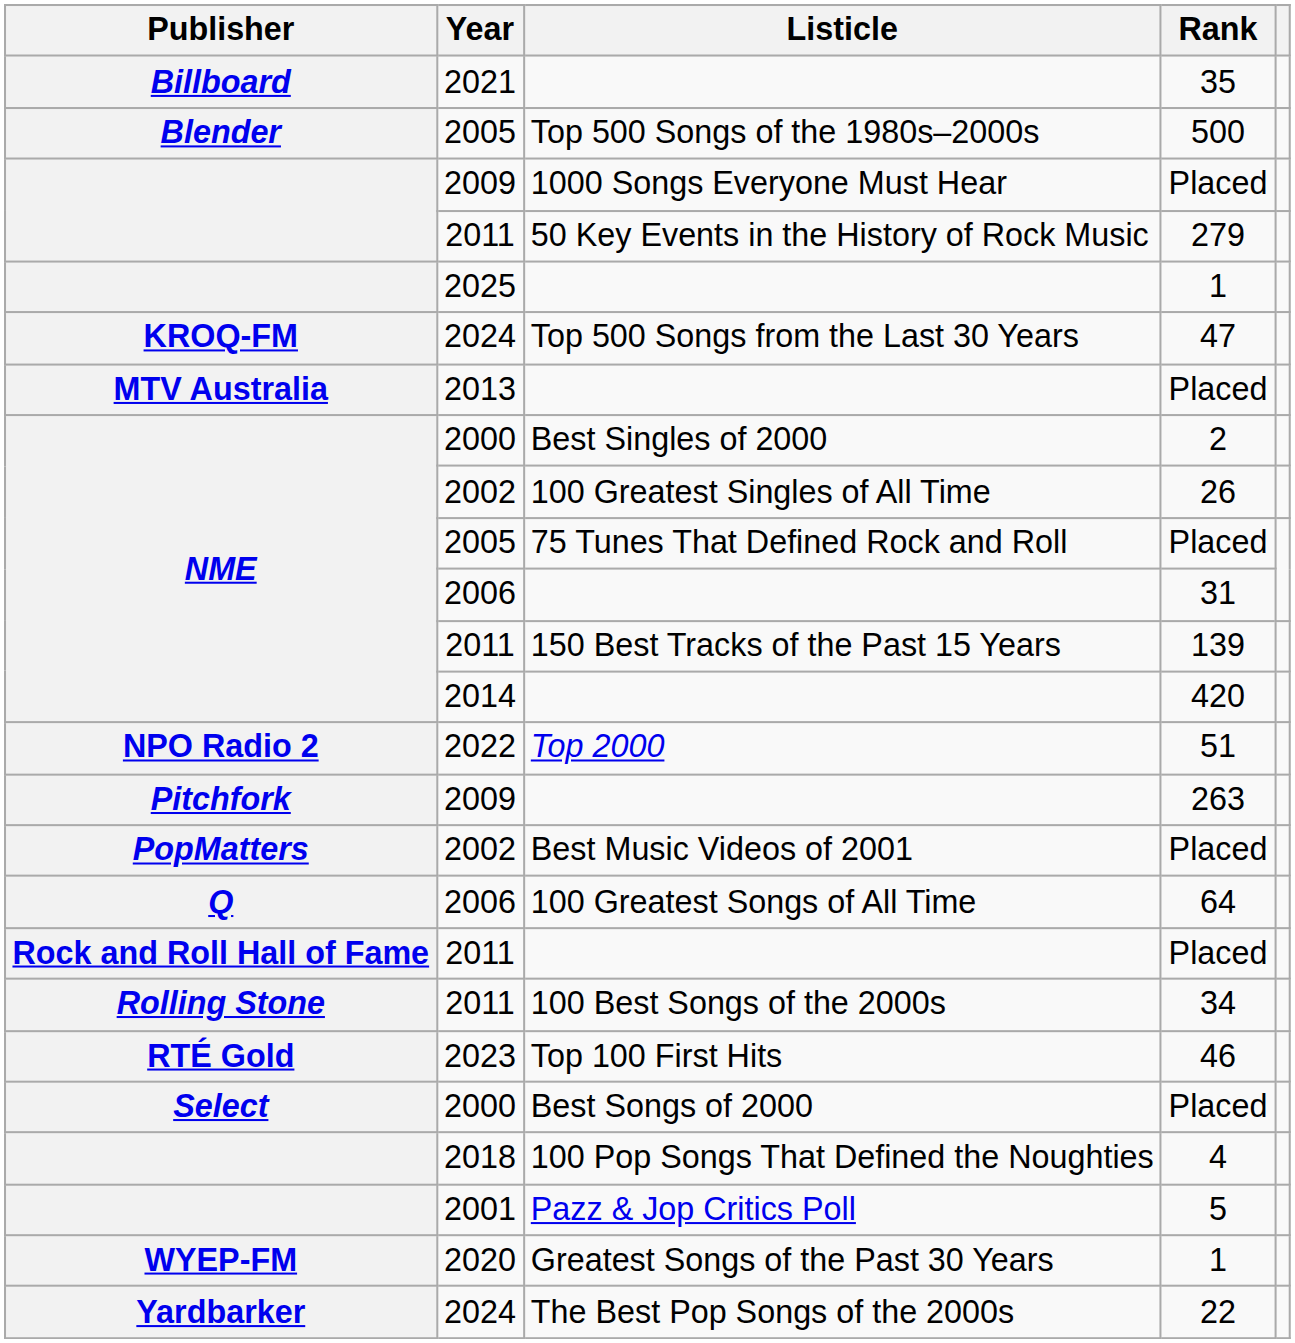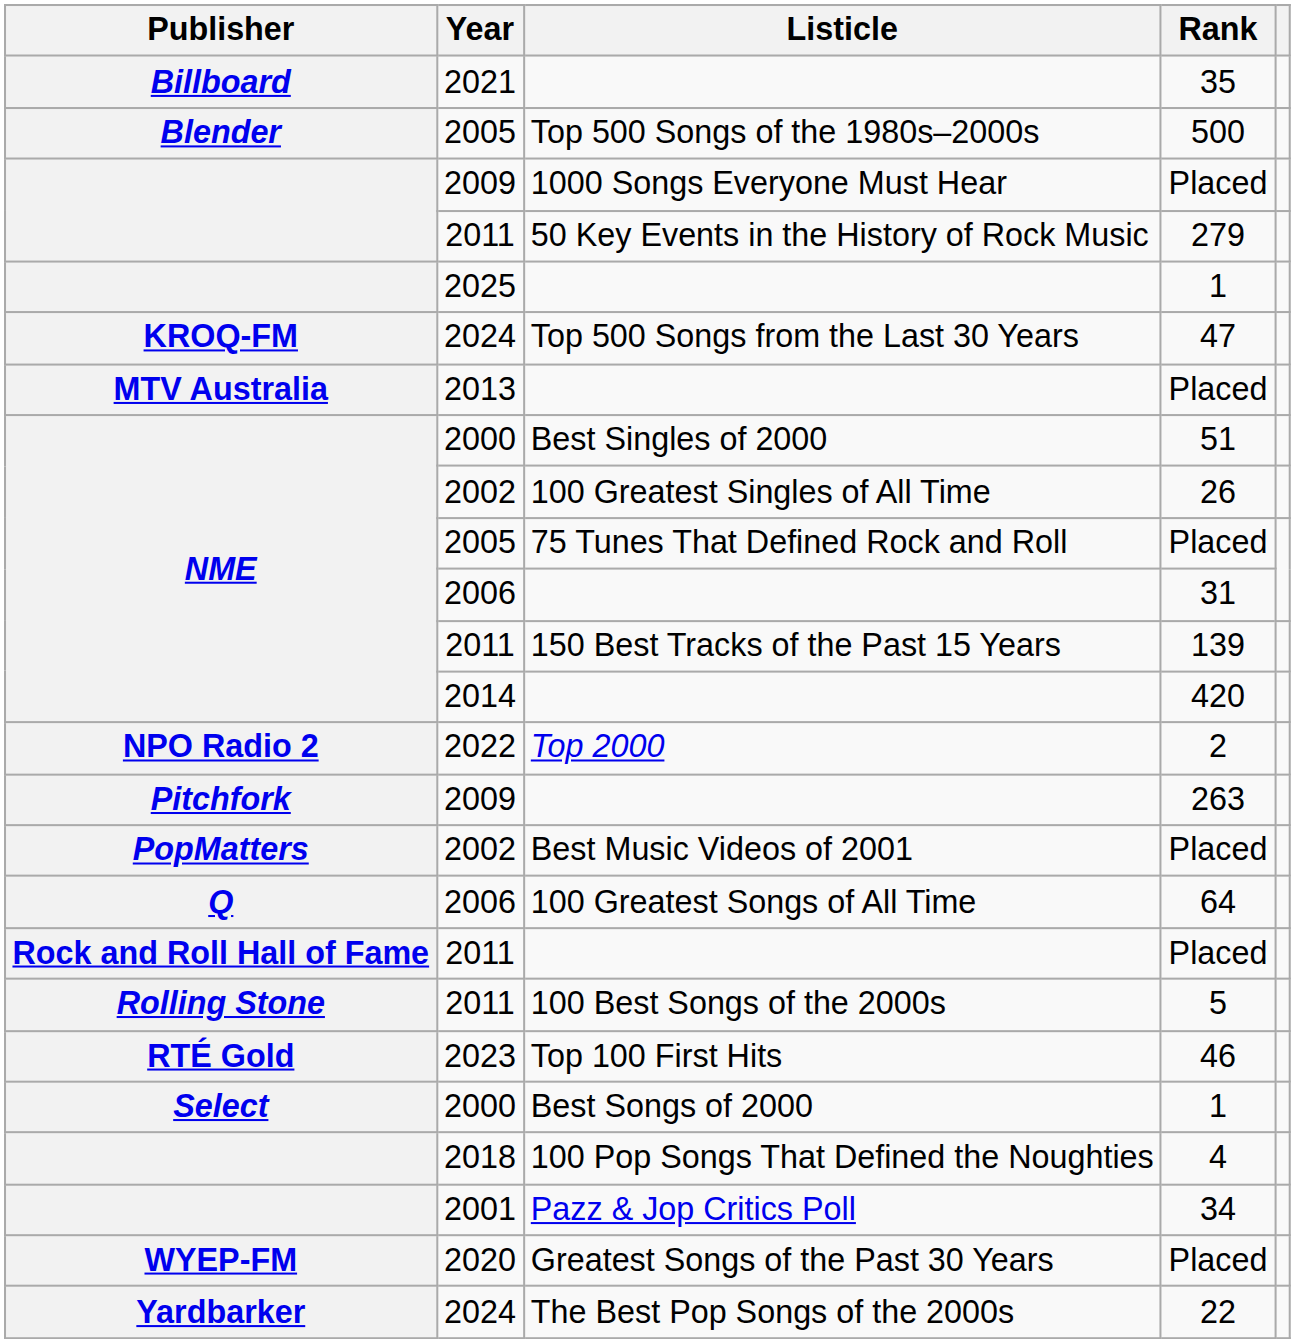(1218, 440) 2 -> (1218, 440) 51
(1218, 747) 51 -> (1218, 747) 2
(1218, 1004) 34 -> (1218, 1004) 5
(1218, 1106) Placed -> (1218, 1106) 1
(1218, 1209) 5 -> (1218, 1209) 34
(1218, 1260) 1 -> (1218, 1260) Placed
